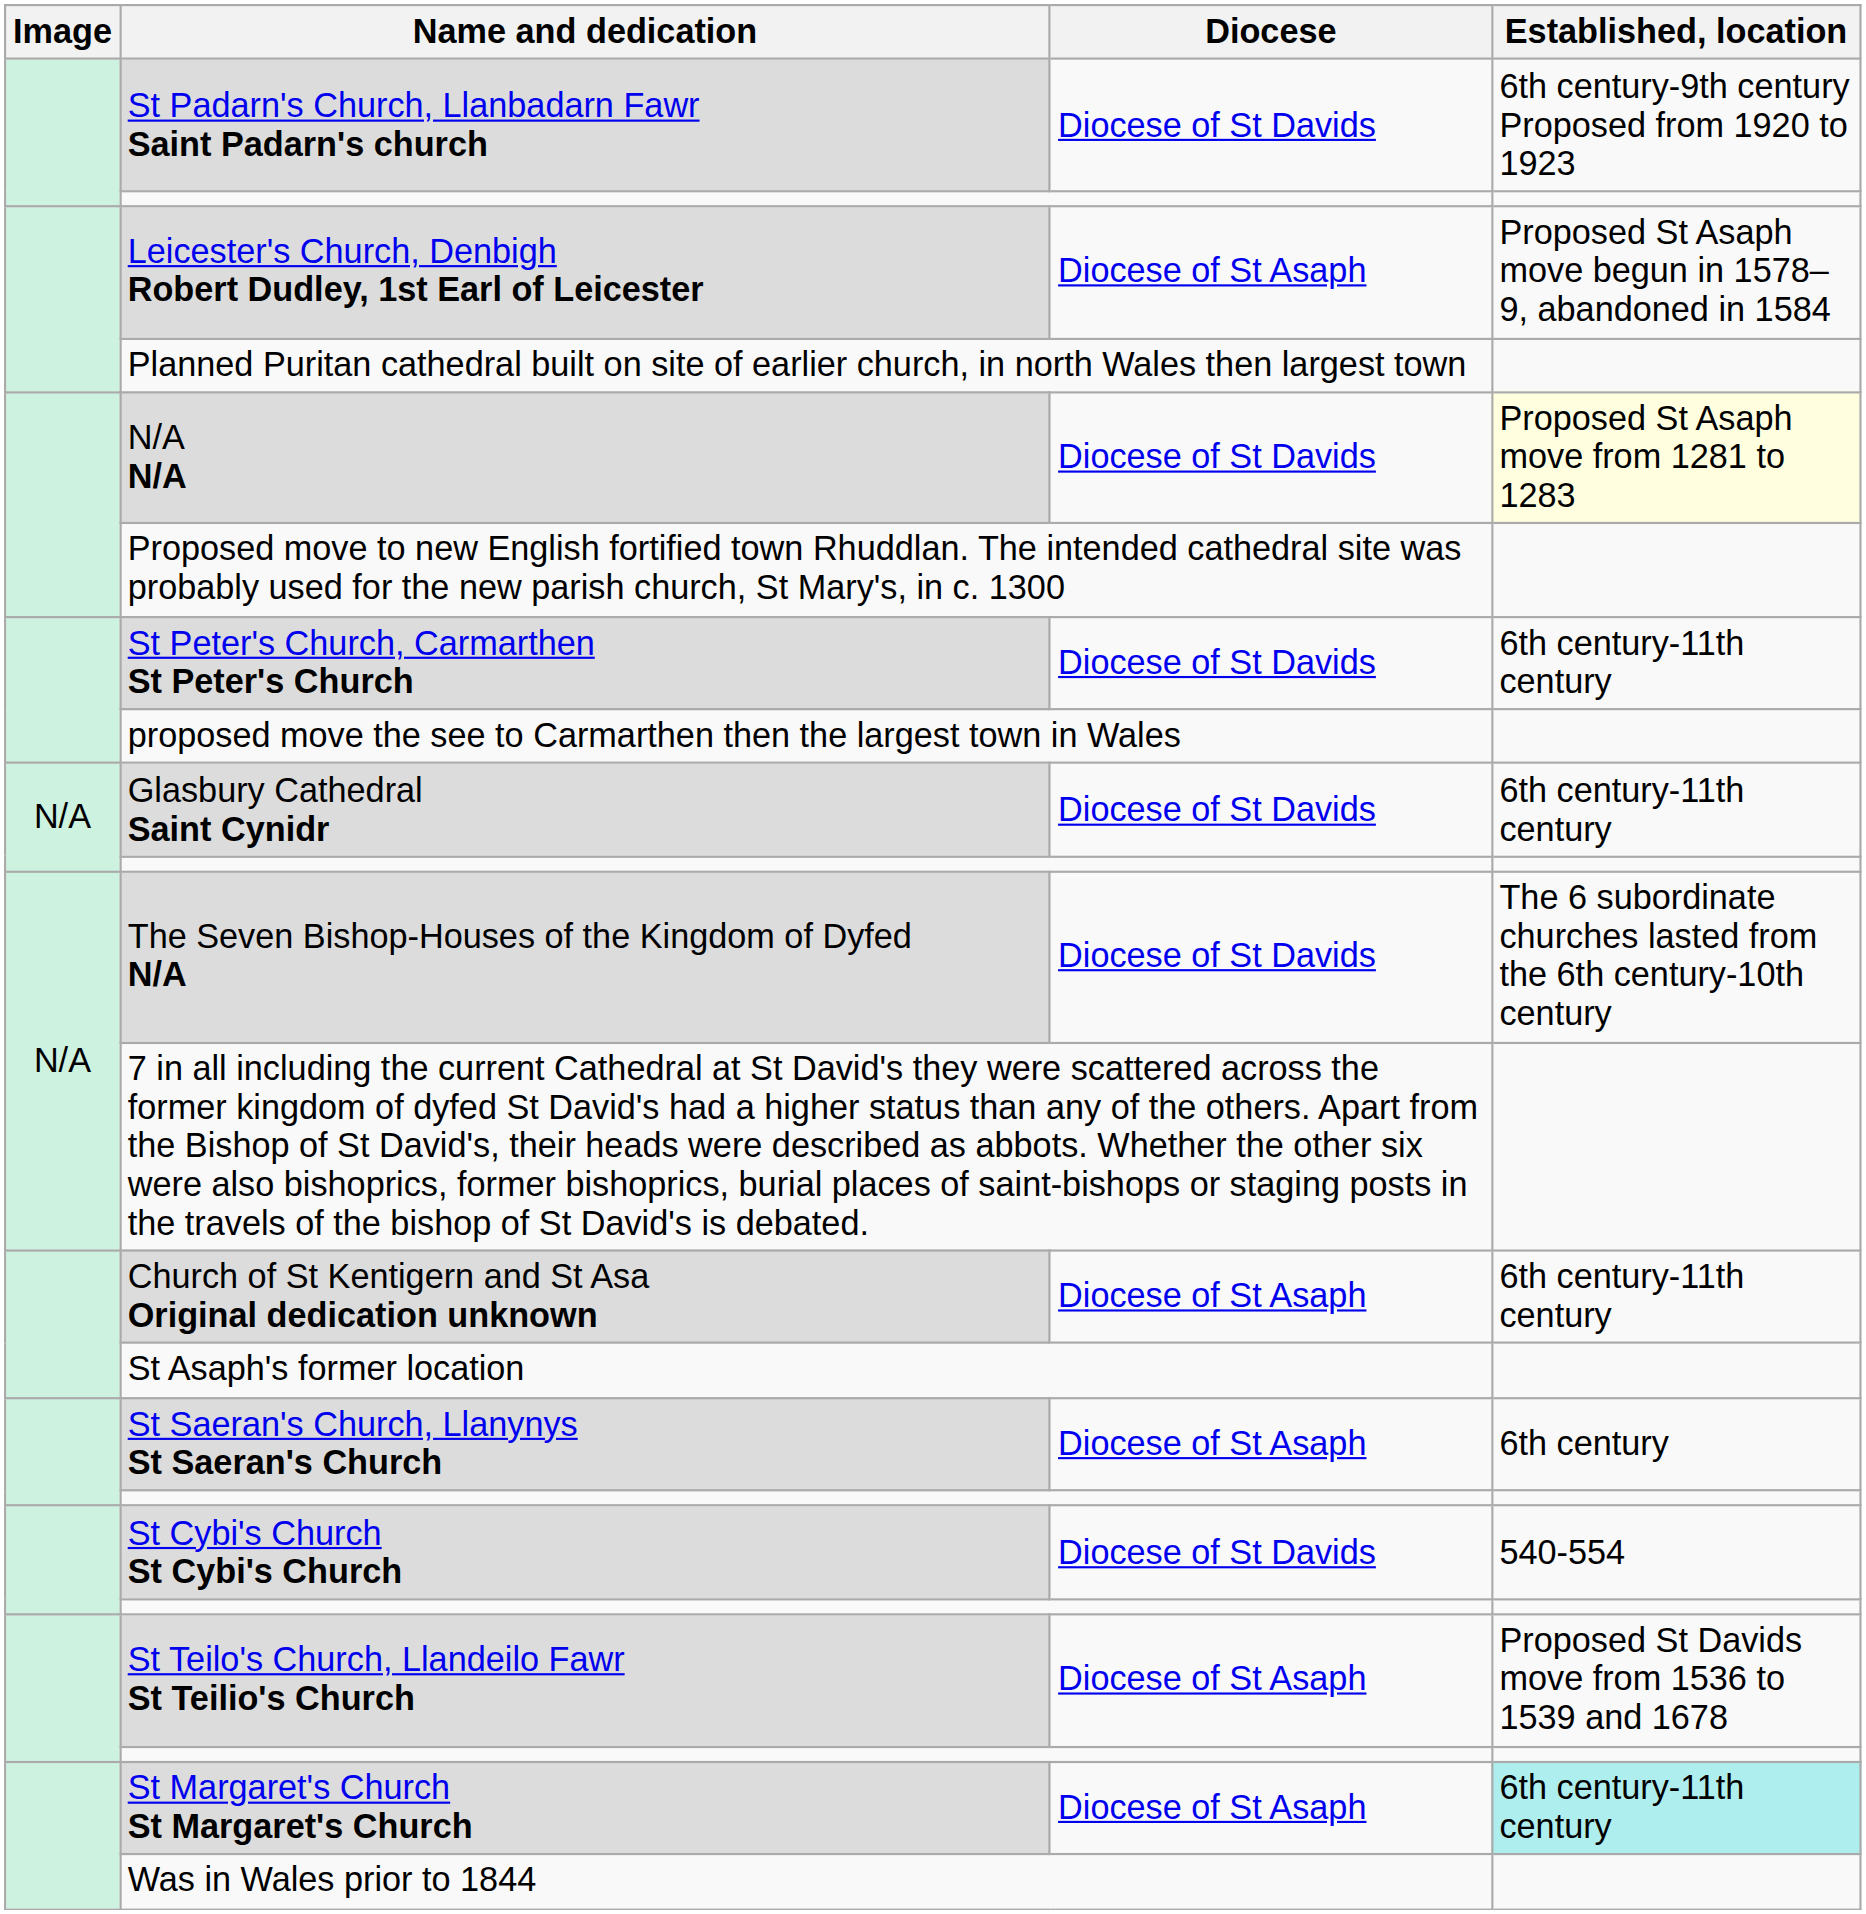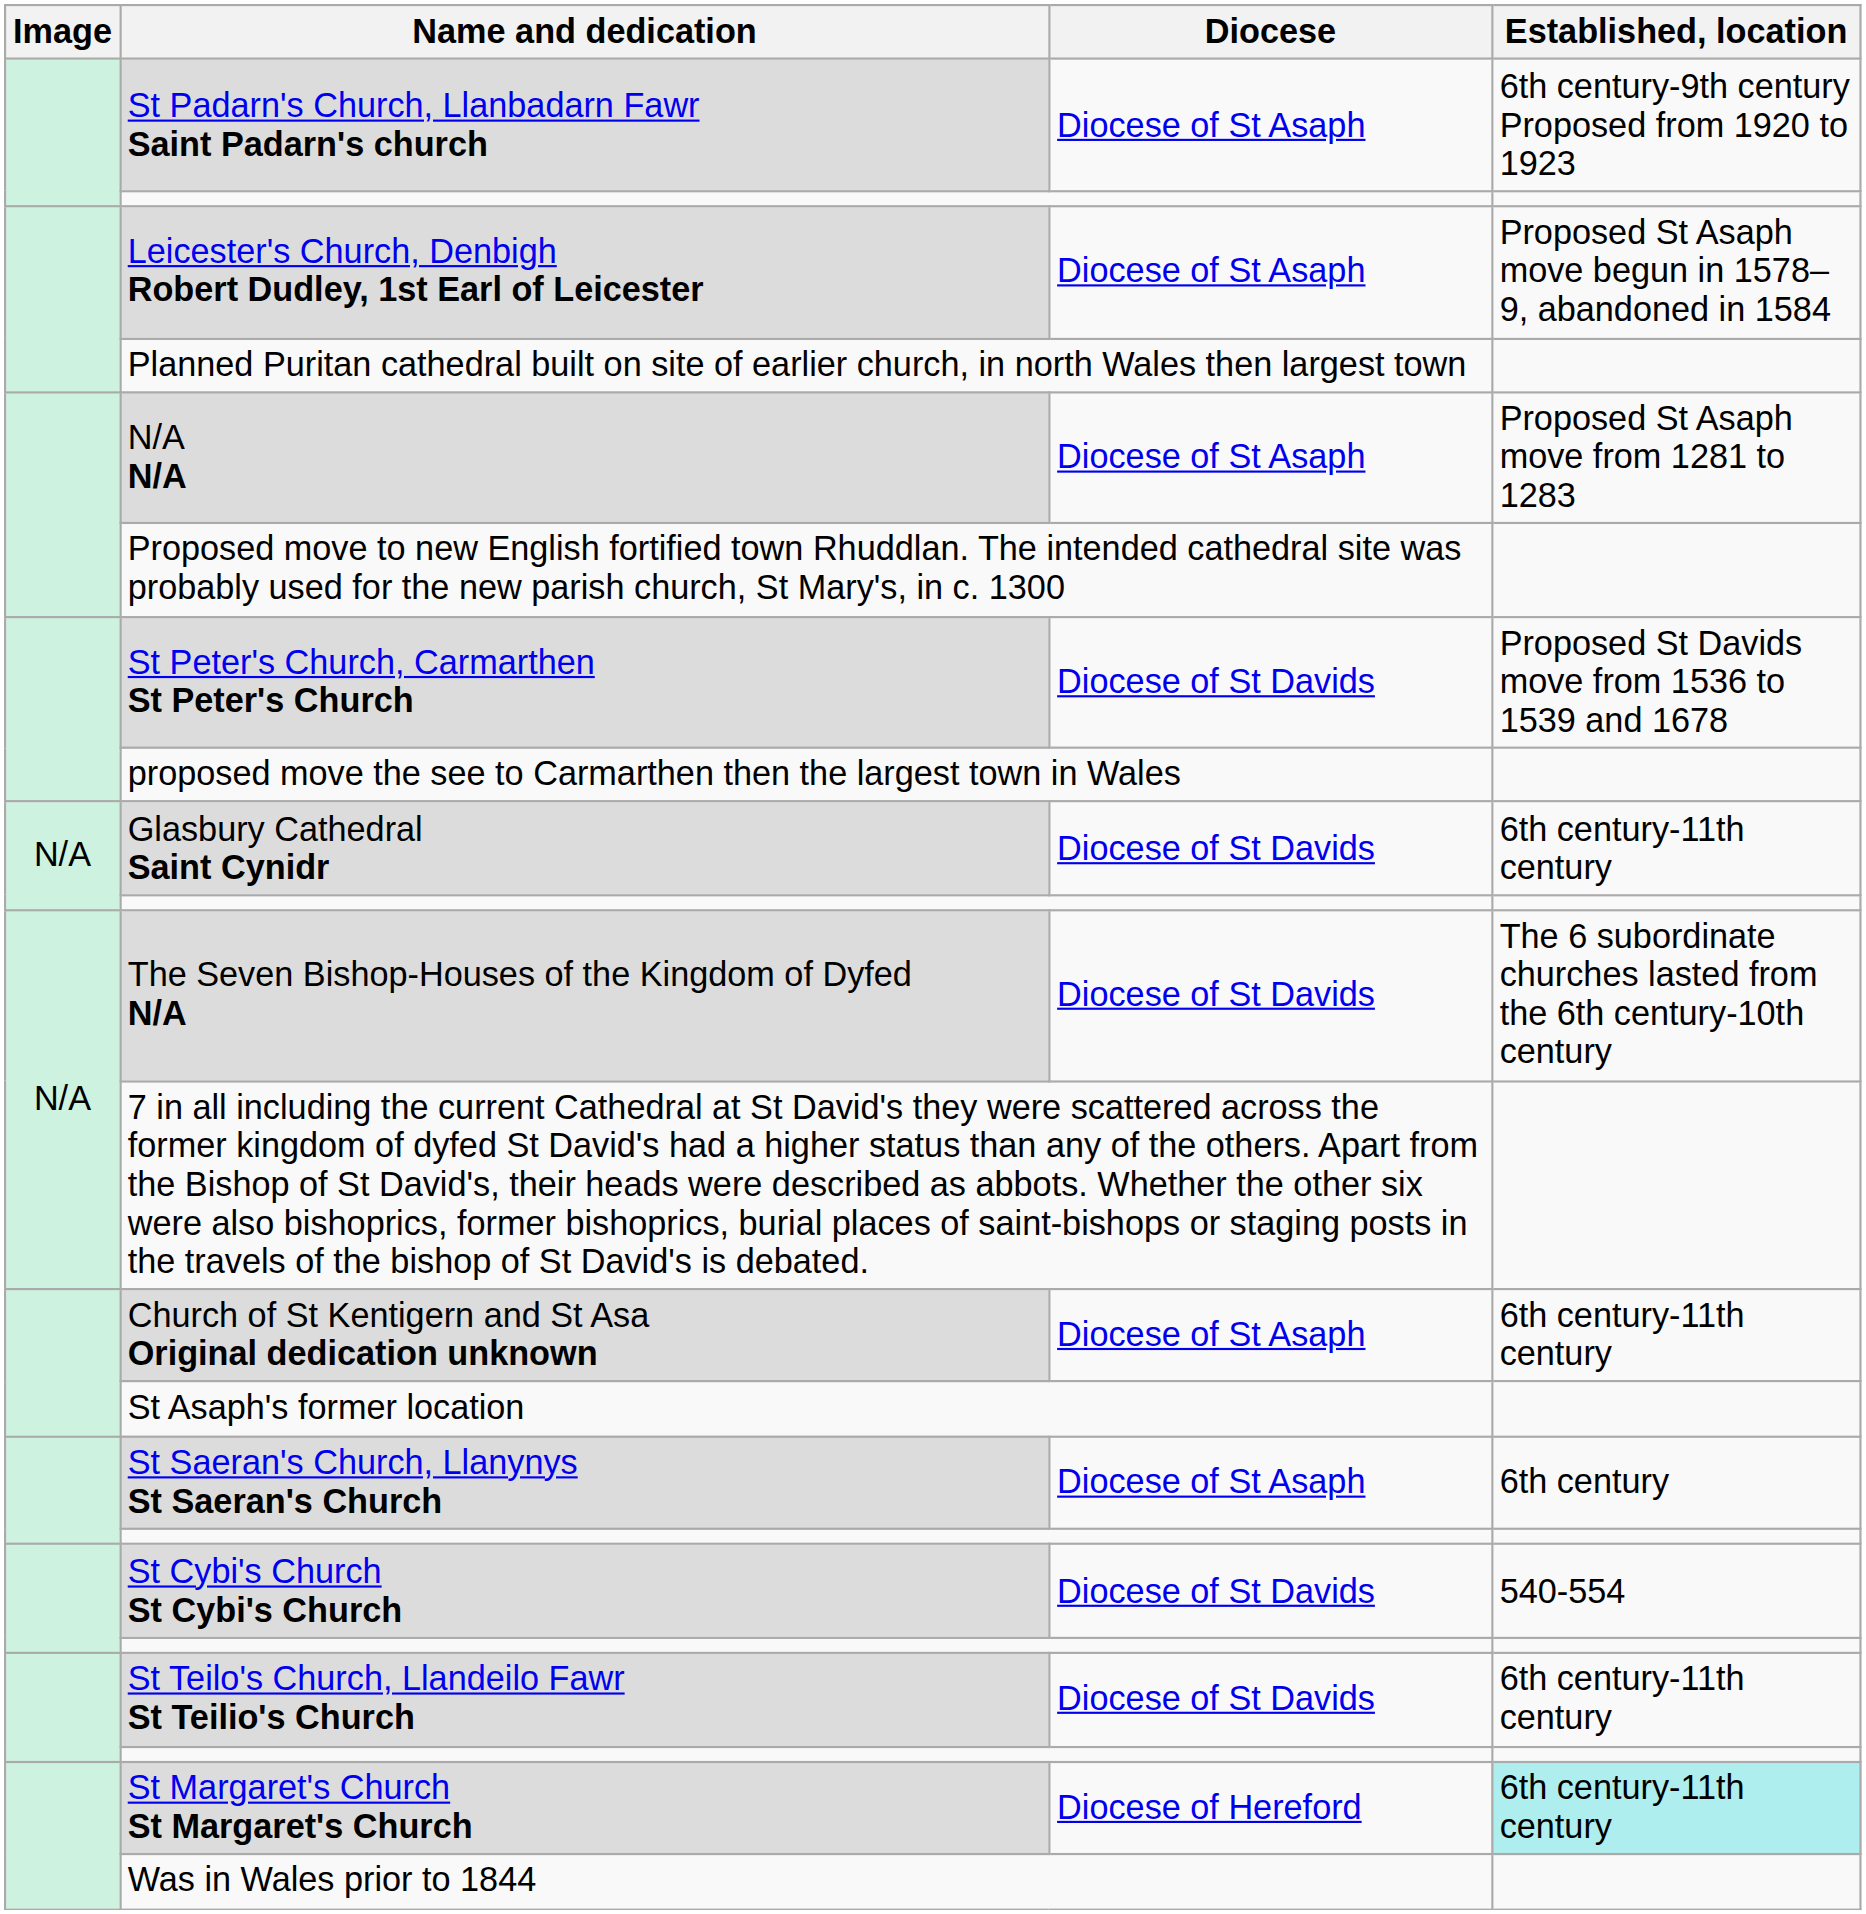(1217, 124) Diocese of St Davids -> (1211, 124) Diocese of St Asaph
(1217, 457) Diocese of St Davids -> (1211, 457) Diocese of St Asaph
(1646, 457) lightyellow background -> (1646, 457) no background
(1622, 662) 6th century-11th century -> (1651, 681) Proposed St Davids move from 1536 to 1539 and 1678
(1212, 1679) Diocese of St Asaph -> (1216, 1698) Diocese of St Davids
(1651, 1679) Proposed St Davids move from 1536 to 1539 and 1678 -> (1622, 1698) 6th century-11th century
(1212, 1807) Diocese of St Asaph -> (1209, 1807) Diocese of Hereford
